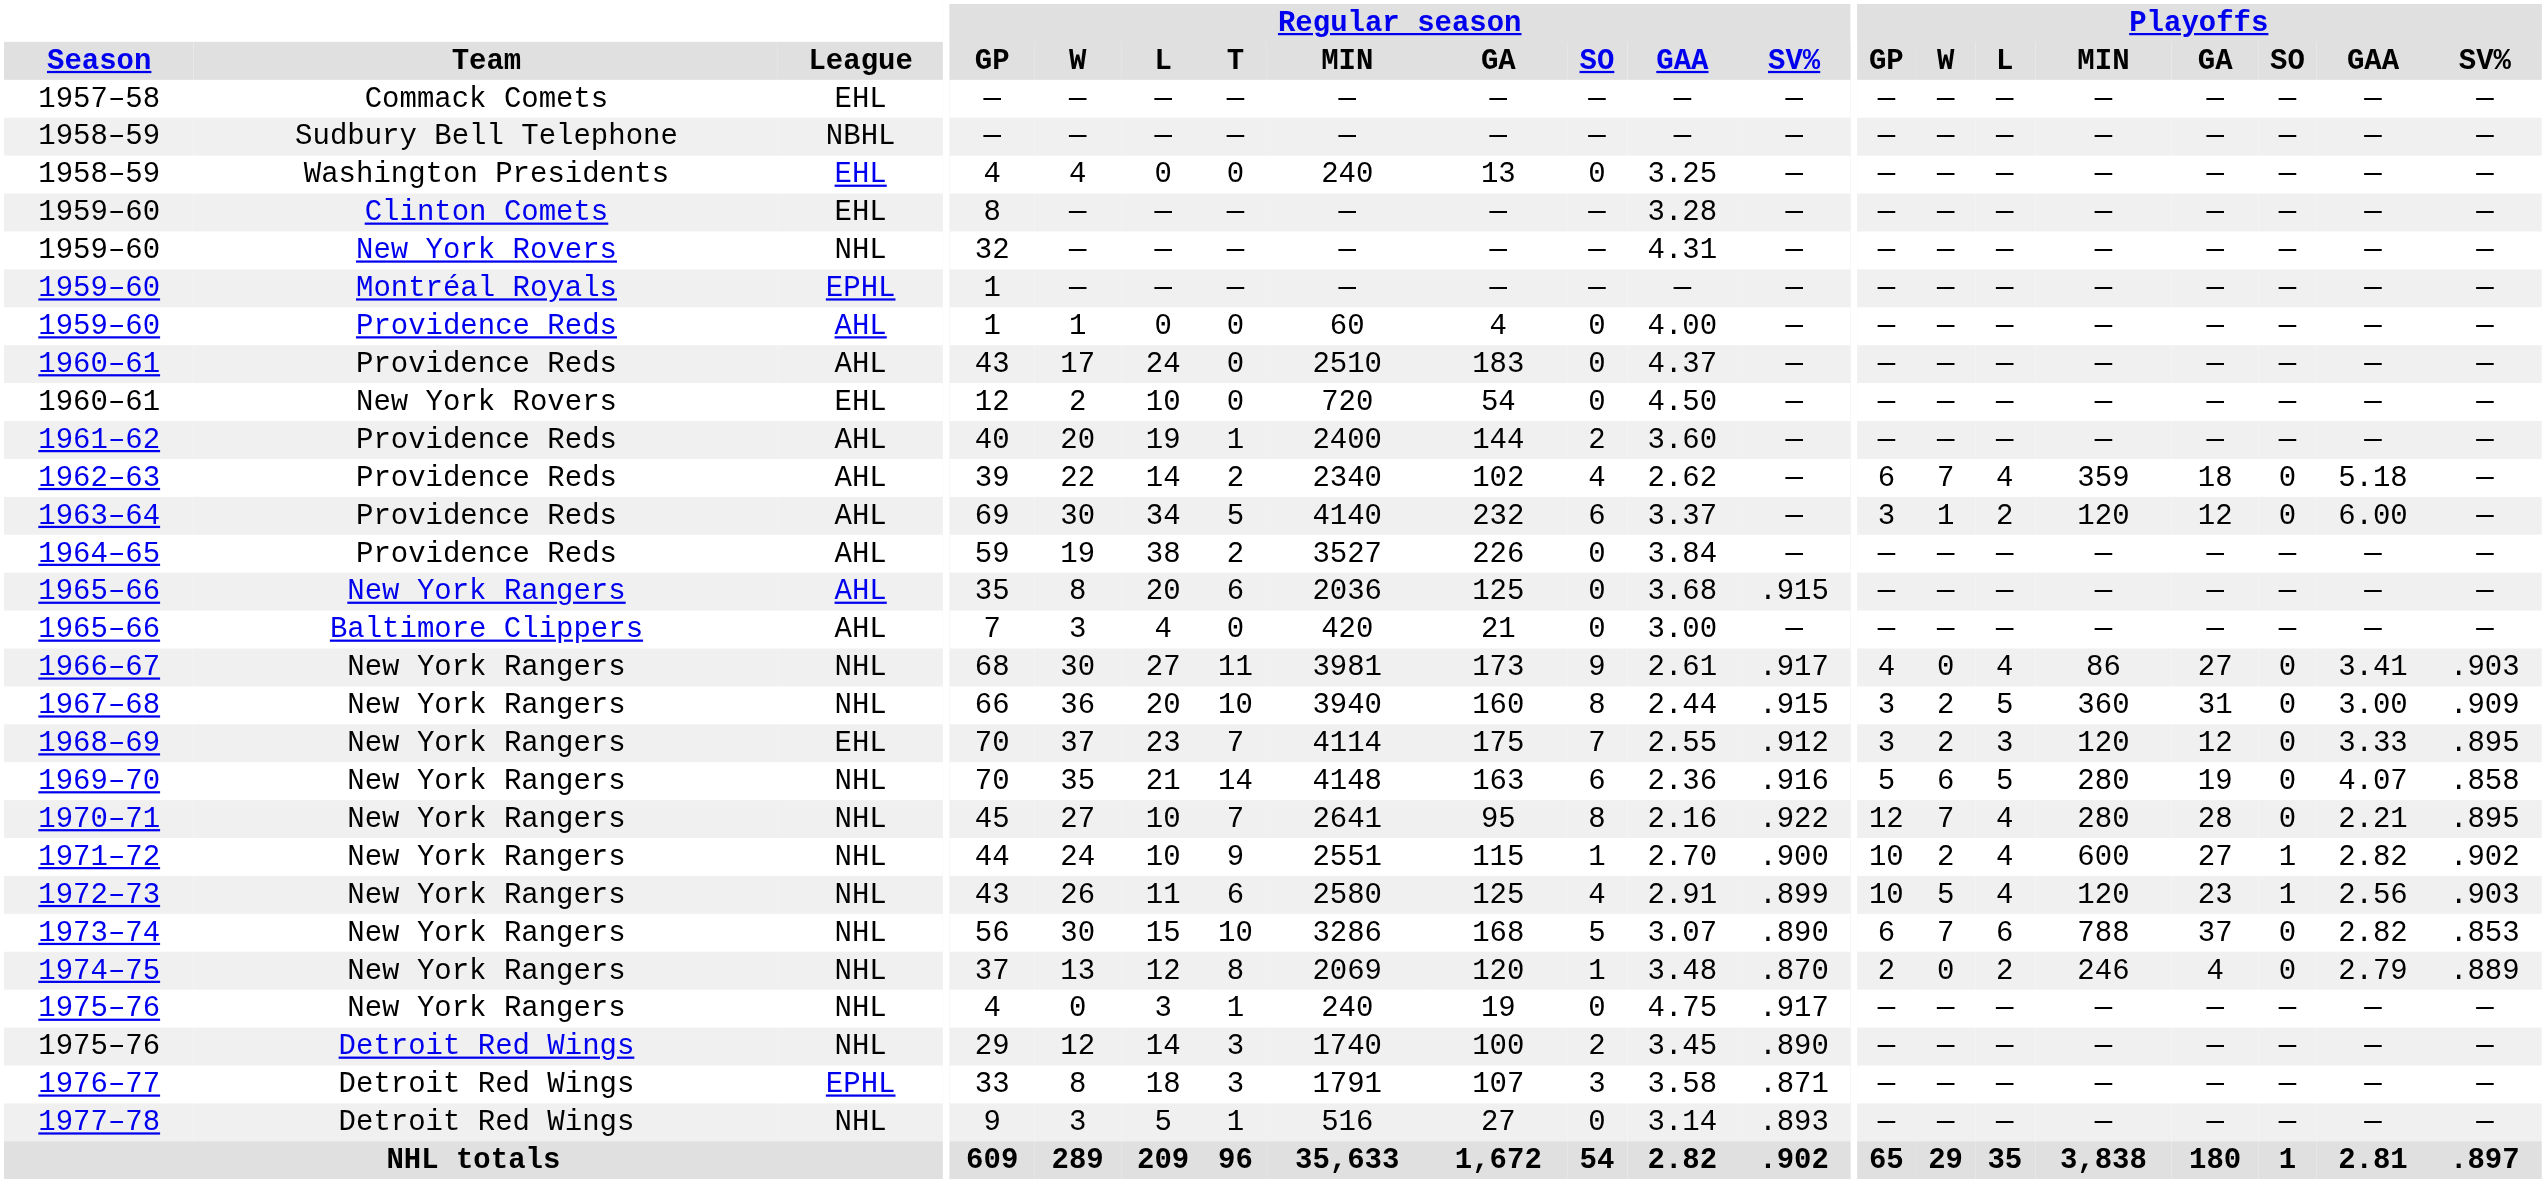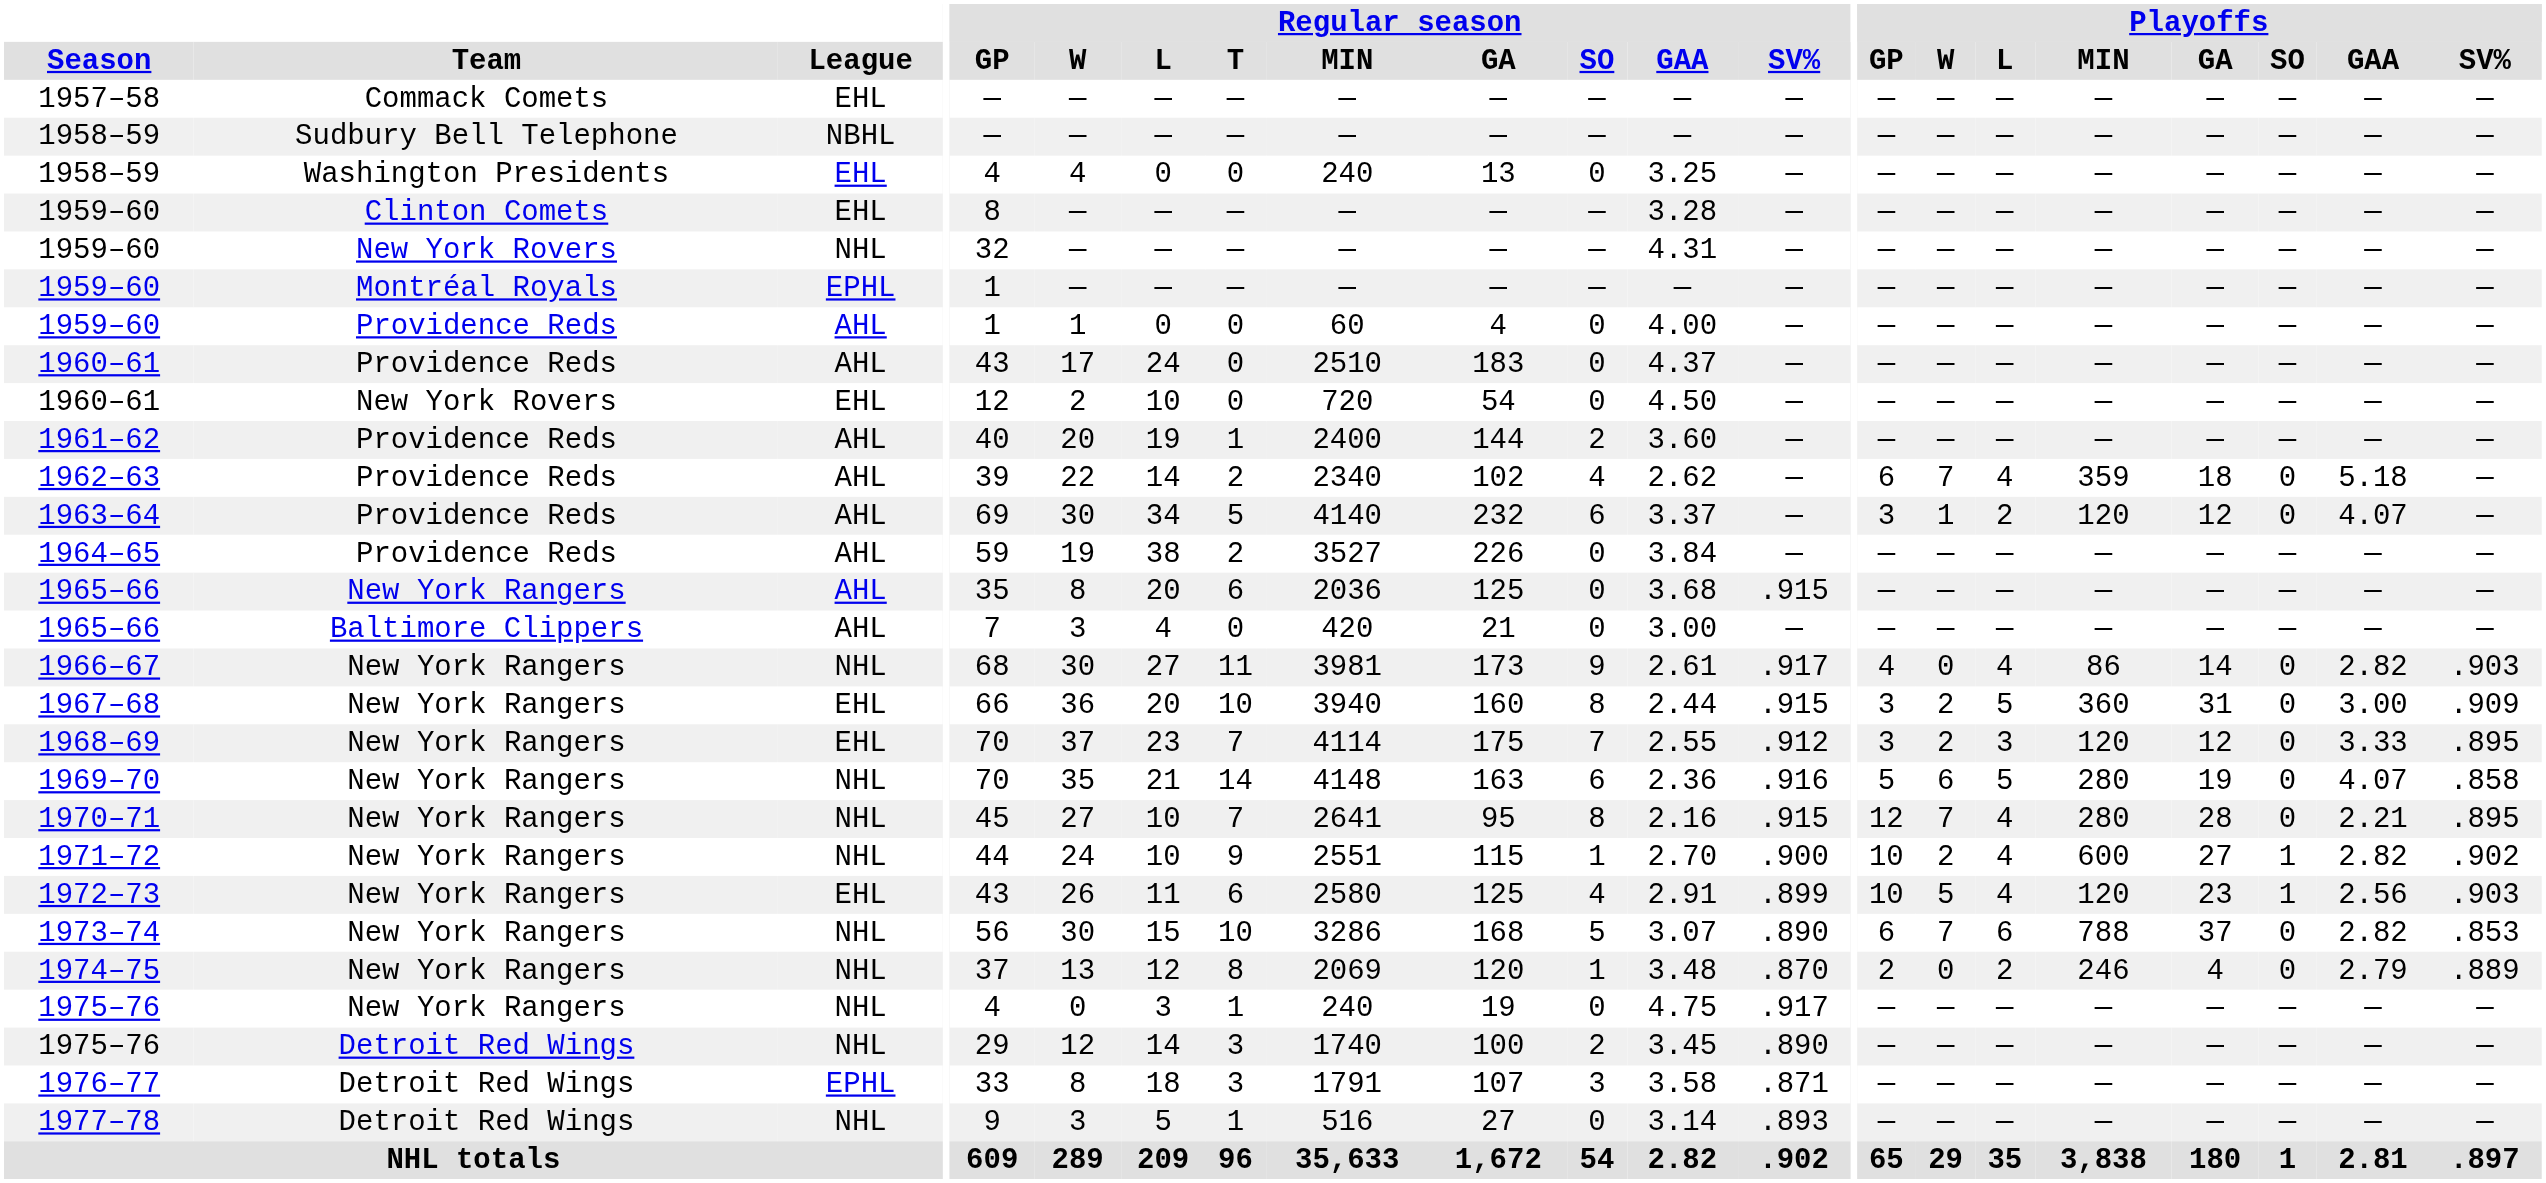(2373, 516) 6.00 -> (2373, 516) 4.07
(2215, 667) 27 -> (2215, 667) 14
(2373, 667) 3.41 -> (2373, 667) 2.82
(861, 705) NHL -> (861, 705) EHL
(1794, 819) .922 -> (1794, 819) .915
(861, 895) NHL -> (861, 895) EHL
